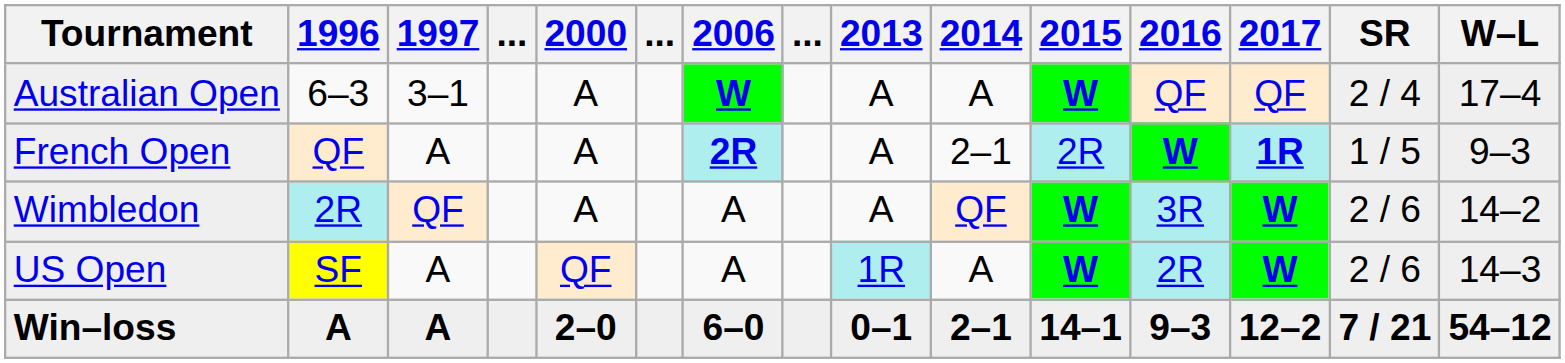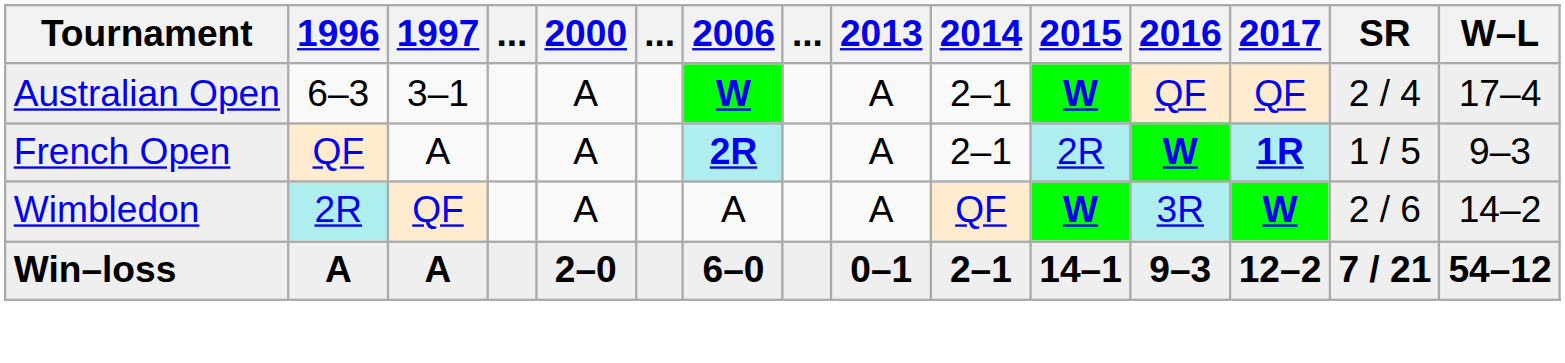(981, 92) A -> (981, 92) 2–1
- row: (90, 269)
